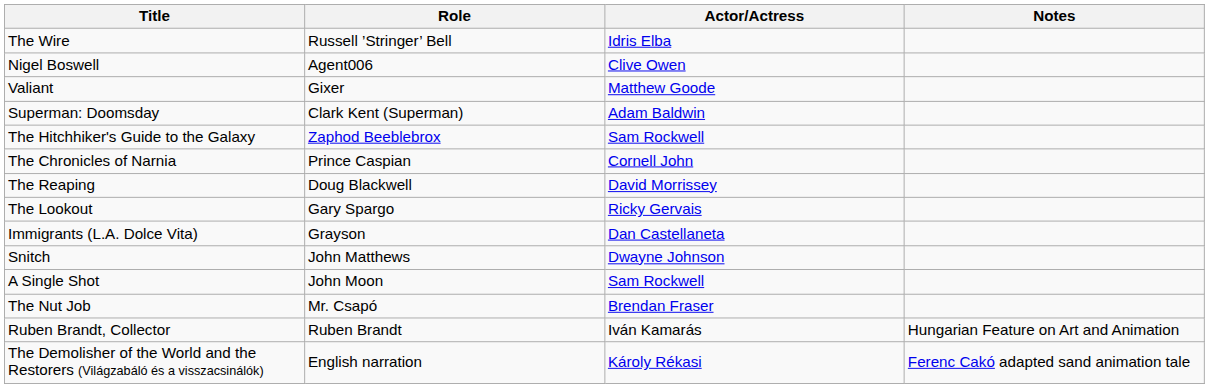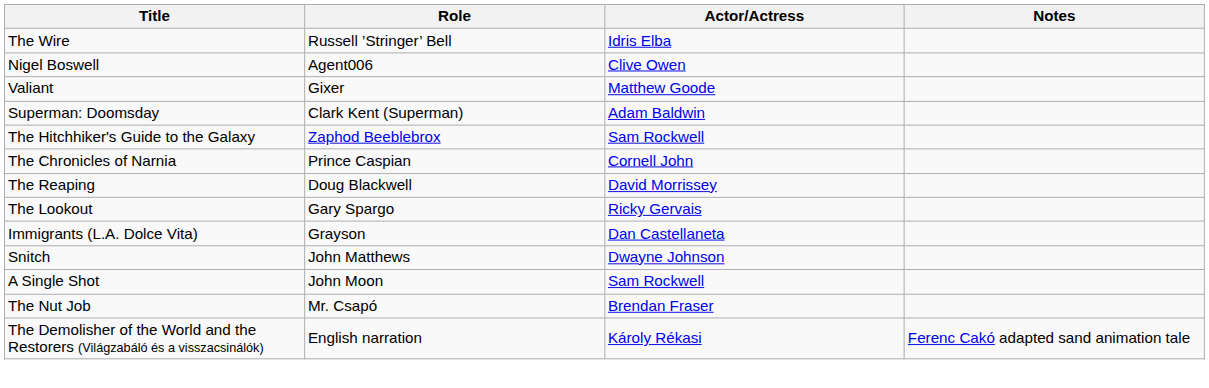- row: (89, 329)
